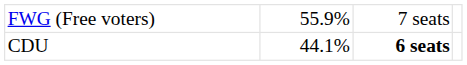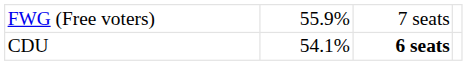(325, 46) 44.1% -> (325, 46) 54.1%
